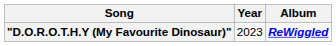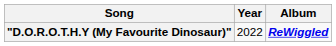(250, 32) 2023 -> (250, 32) 2022
